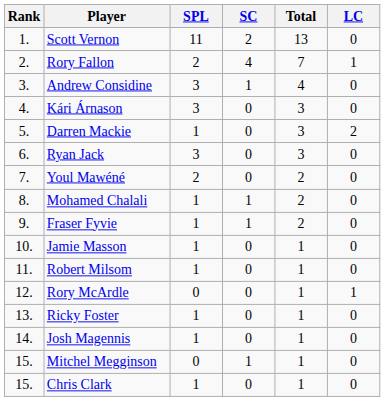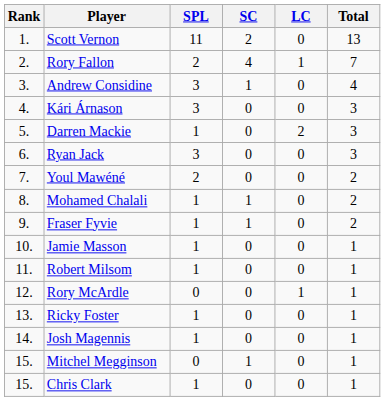columns swapped: (353, 16) <-> (301, 16)
